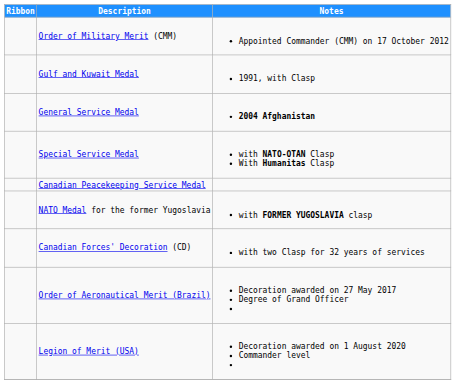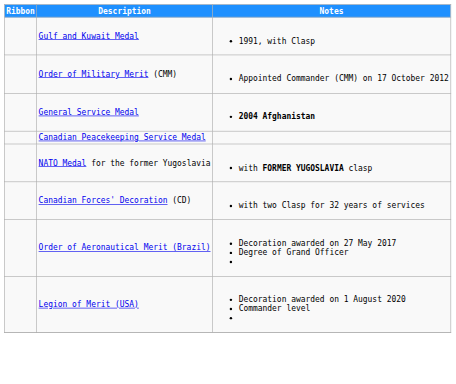rows swapped: (108, 36) <-> (89, 74)
- row: (89, 155)
